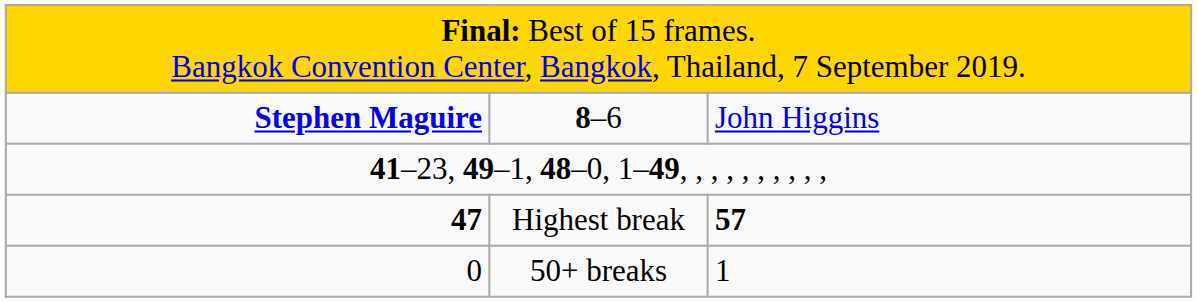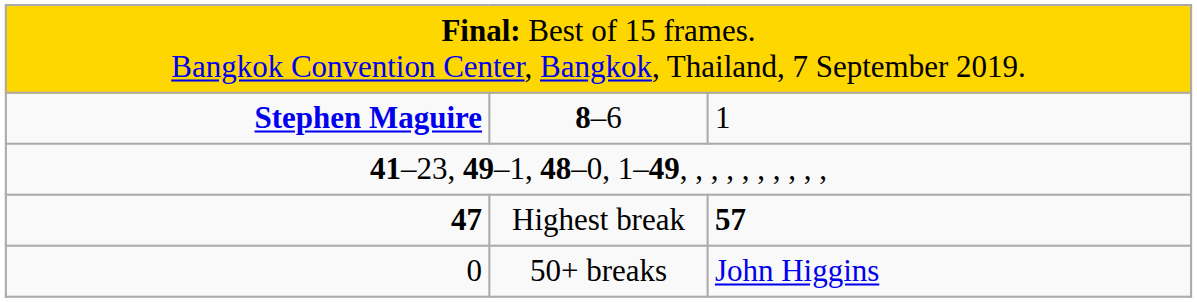(797, 118) John Higgins -> (723, 118) 1
(723, 271) 1 -> (797, 271) John Higgins
